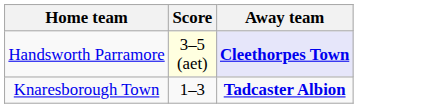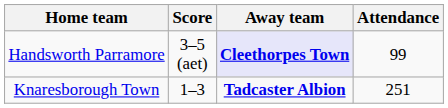+ column: (398, 17)
(192, 53) lightyellow background -> (192, 53) no background
